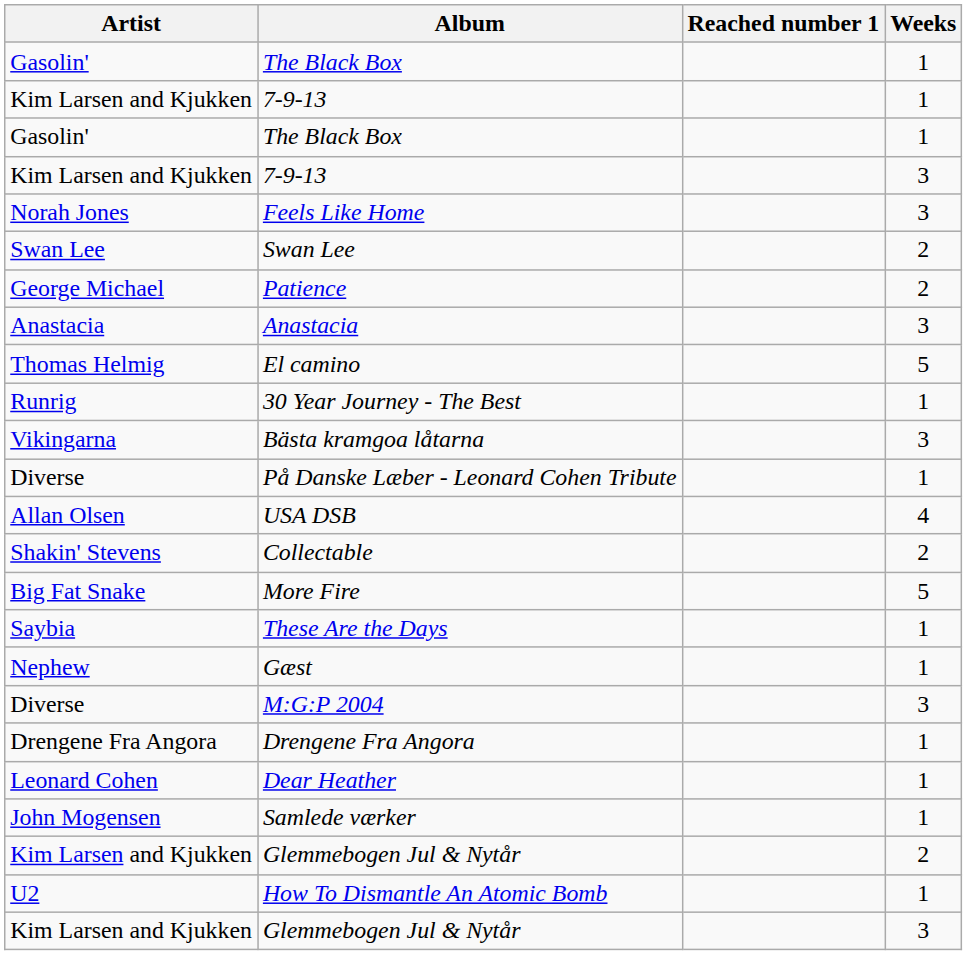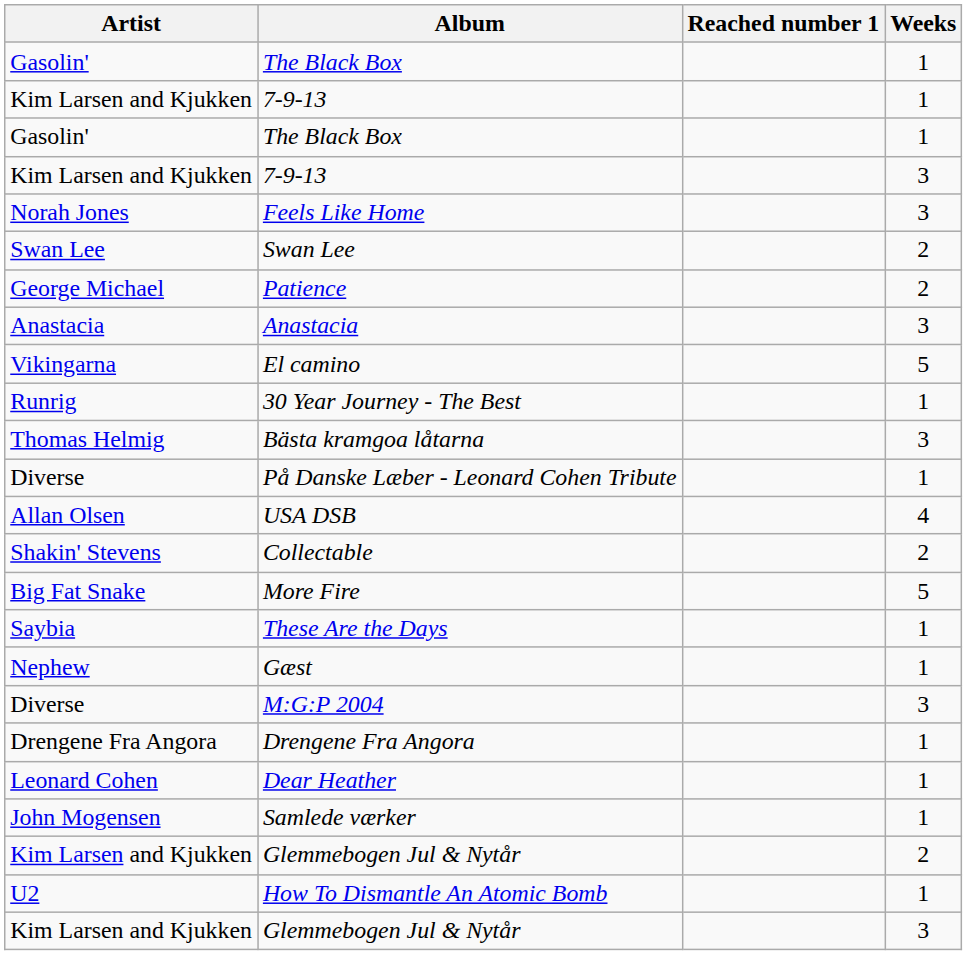(87, 363) Thomas Helmig -> (63, 363) Vikingarna
(63, 439) Vikingarna -> (87, 439) Thomas Helmig
